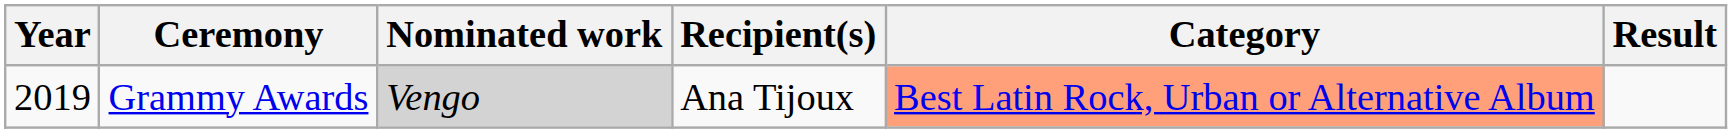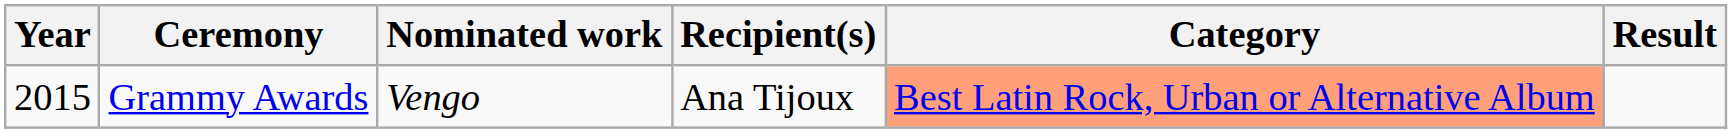(52, 95) 2019 -> (52, 95) 2015
(433, 95) lightgrey background -> (433, 95) no background
